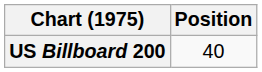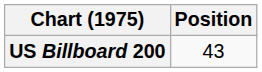(213, 51) 40 -> (213, 51) 43
